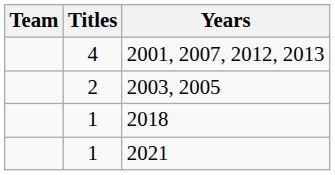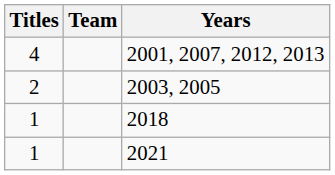columns swapped: (34, 20) <-> (93, 20)
